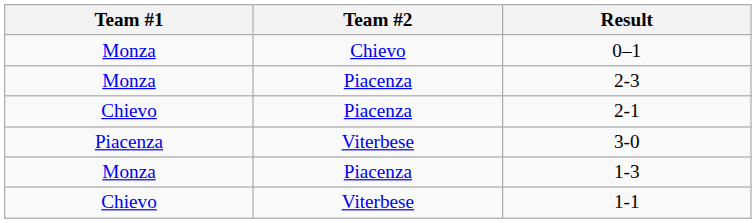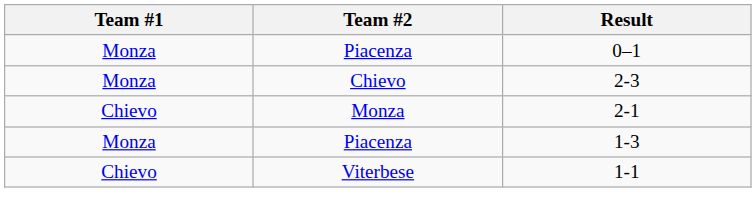(378, 50) Chievo -> (378, 50) Piacenza
(378, 80) Piacenza -> (378, 80) Chievo
(378, 111) Piacenza -> (378, 111) Monza
- row: (627, 141)
